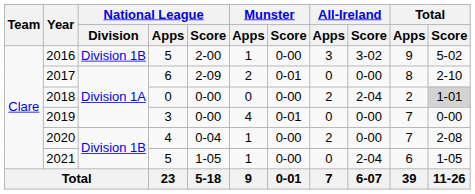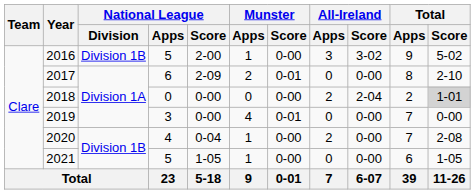(369, 158) 2-04 -> (369, 158) 0-00
